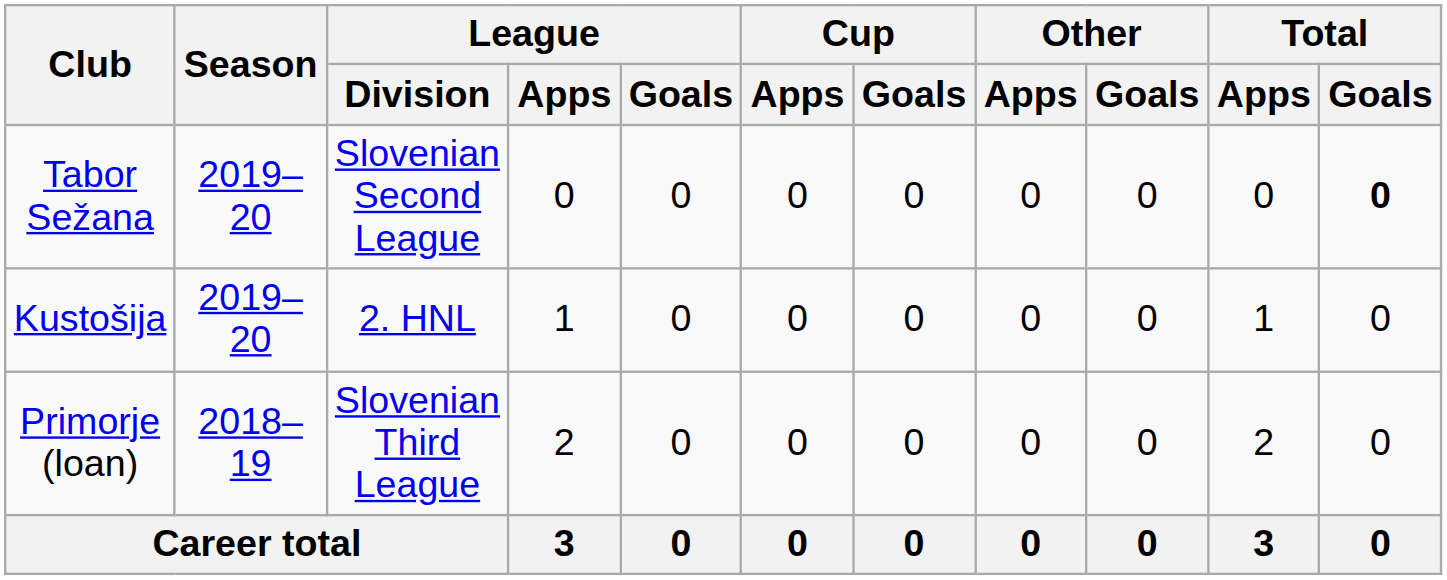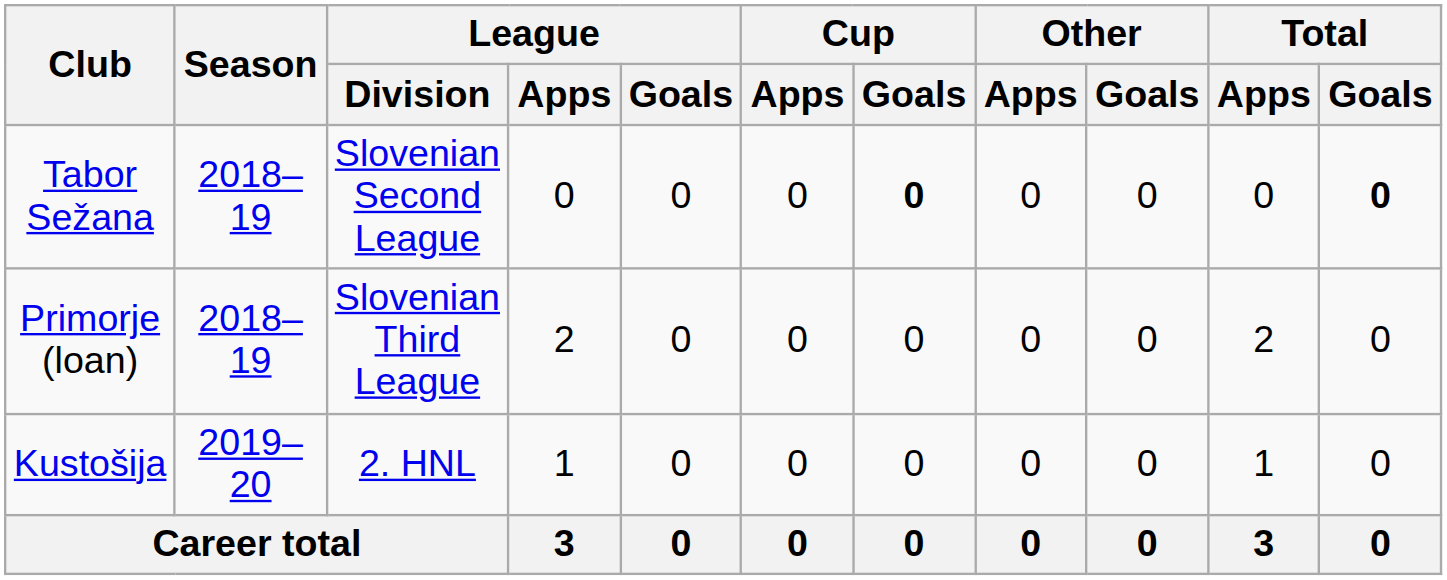(251, 195) 2019–20 -> (251, 195) 2018–19
(914, 195) normal -> (914, 195) bold
rows swapped: (90, 442) <-> (90, 318)
